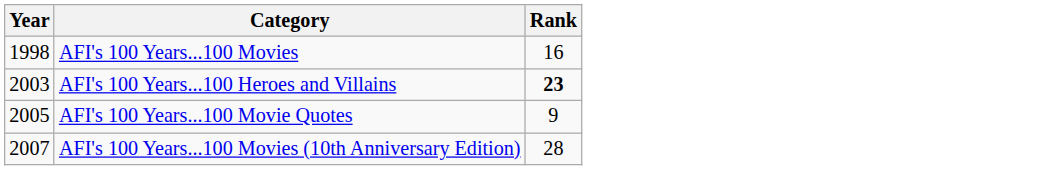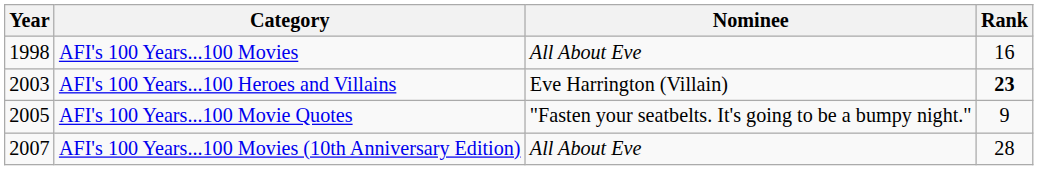+ column: (751, 20)
